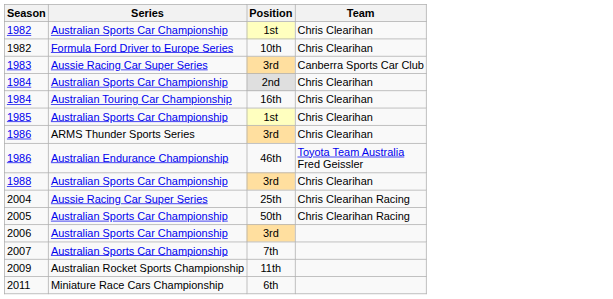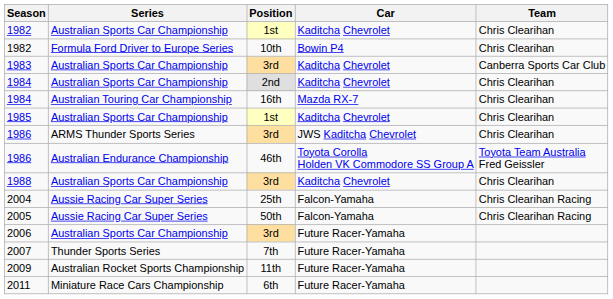+ column: (386, 13)
(129, 65) Aussie Racing Car Super Series -> (139, 65) Australian Sports Car Championship
(139, 216) Australian Sports Car Championship -> (129, 216) Aussie Racing Car Super Series
(139, 251) Australian Sports Car Championship -> (106, 251) Thunder Sports Series
